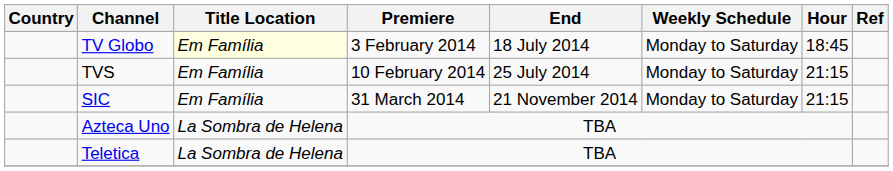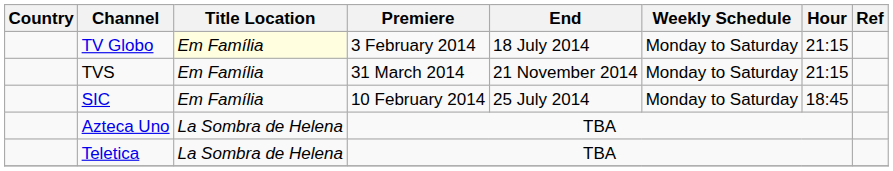(827, 45) 18:45 -> (827, 45) 21:15
(418, 72) 10 February 2014 -> (408, 72) 31 March 2014
(541, 72) 25 July 2014 -> (565, 72) 21 November 2014
(408, 99) 31 March 2014 -> (418, 99) 10 February 2014
(565, 99) 21 November 2014 -> (541, 99) 25 July 2014
(827, 99) 21:15 -> (827, 99) 18:45
